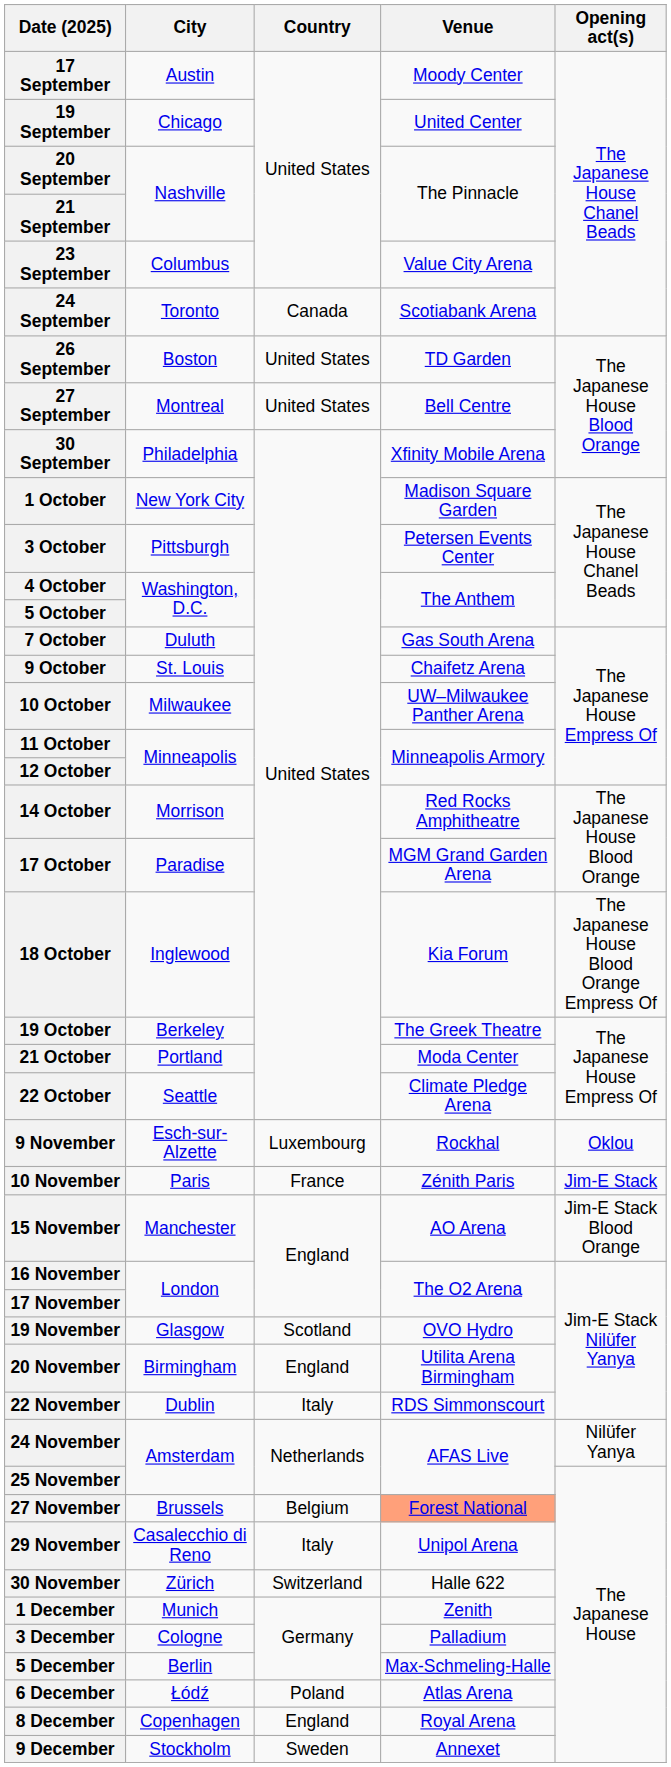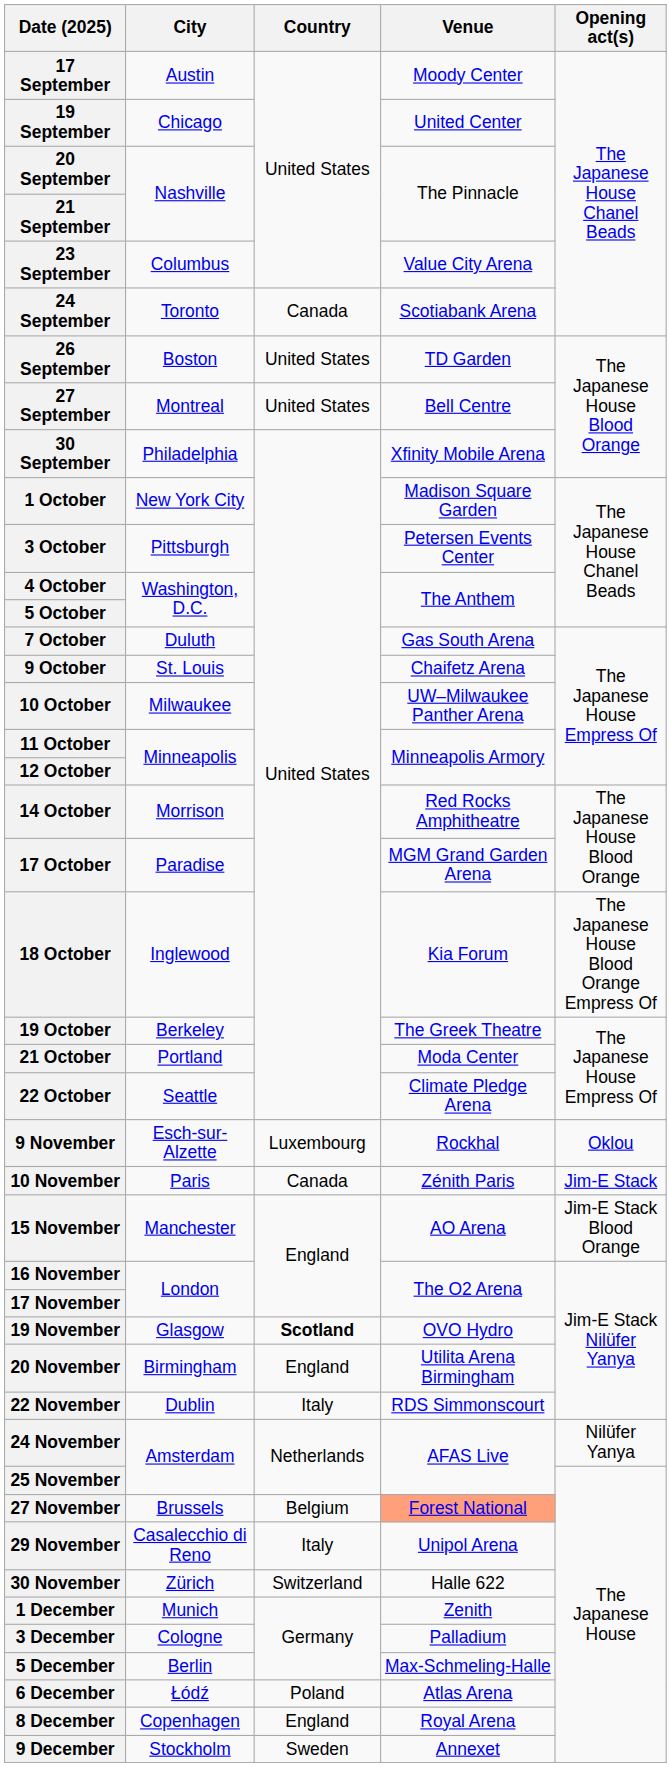(317, 1180) France -> (317, 1180) Canada
(317, 1330) normal -> (317, 1330) bold
